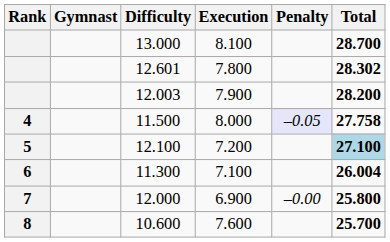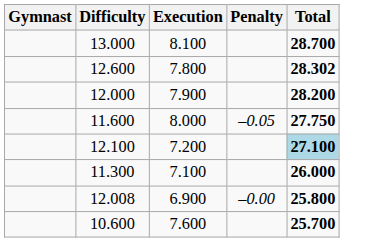- column: (27, 17)
(158, 69) 12.601 -> (112, 69) 12.600
(158, 95) 12.003 -> (112, 95) 12.000
(158, 120) 11.500 -> (112, 120) 11.600
(302, 120) lavender background -> (257, 120) no background
(358, 120) 27.758 -> (313, 120) 27.750
(358, 172) 26.004 -> (313, 172) 26.000
(158, 198) 12.000 -> (112, 198) 12.008
